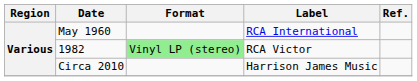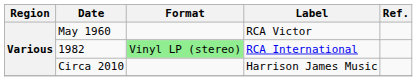(302, 31) RCA International -> (279, 31) RCA Victor
(279, 49) RCA Victor -> (302, 49) RCA International
